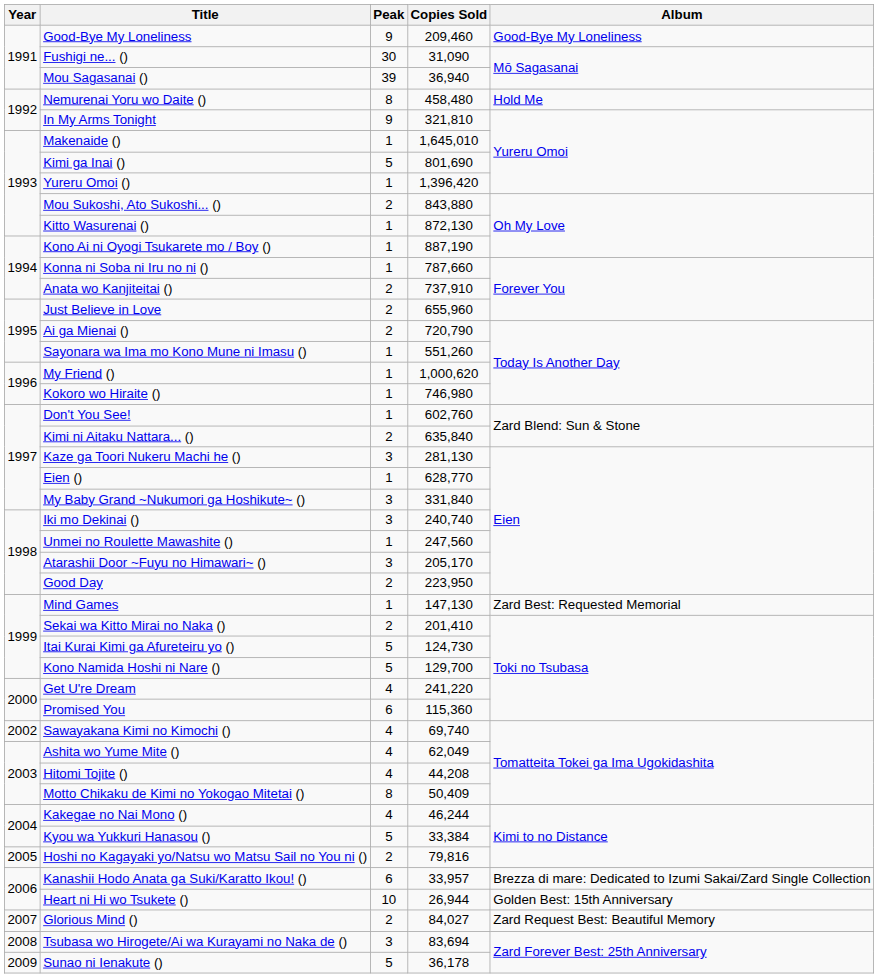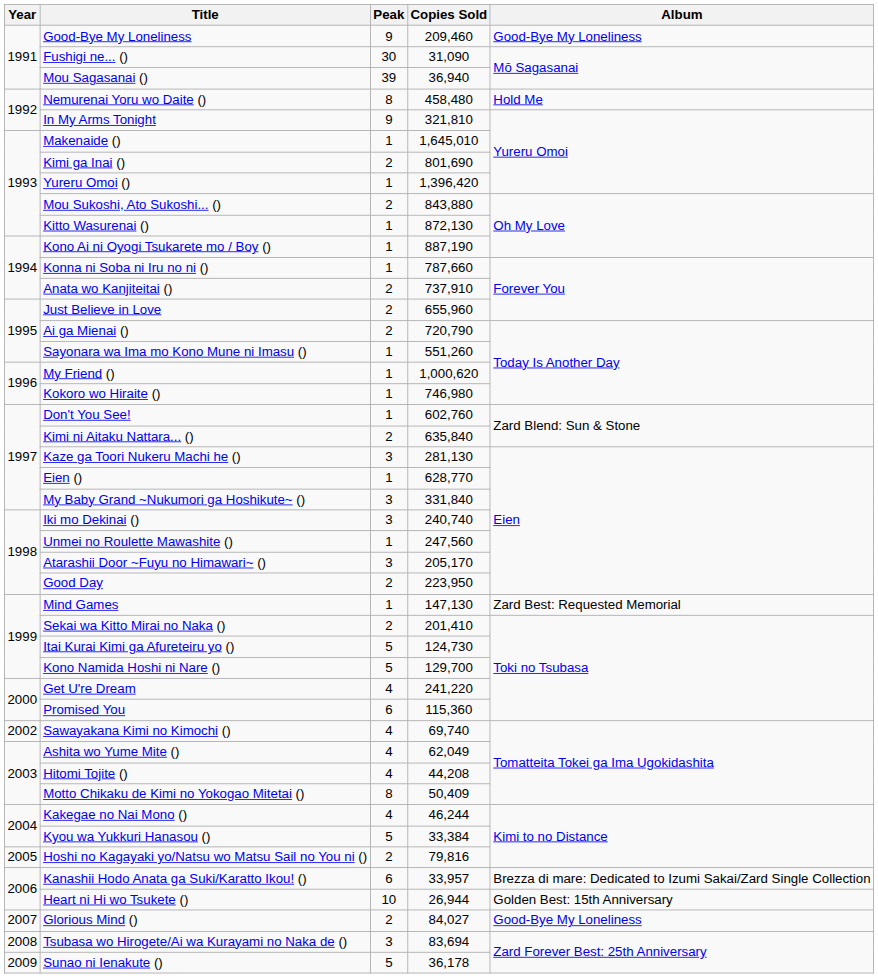(389, 162) 5 -> (389, 162) 2
(604, 920) Zard Request Best: Beautiful Memory -> (568, 920) Good-Bye My Loneliness
